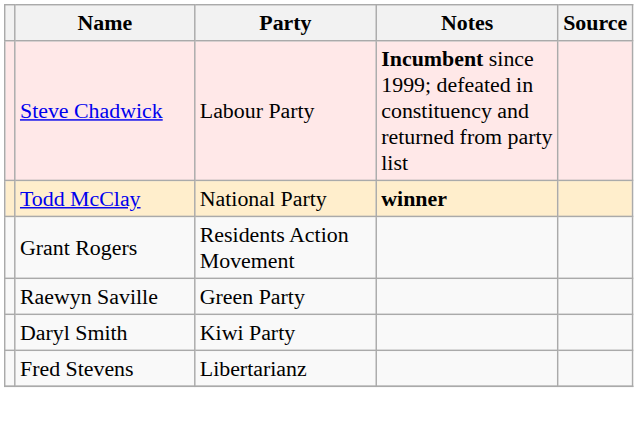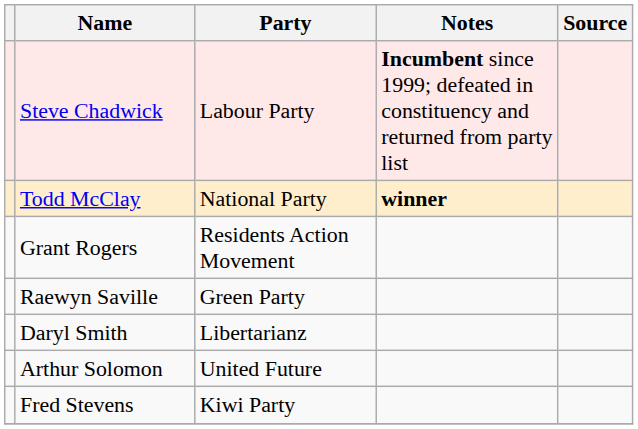(247, 332) Kiwi Party -> (253, 332) Libertarianz
+ row: (91, 368)
(253, 368) Libertarianz -> (247, 404) Kiwi Party
